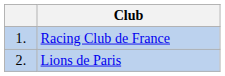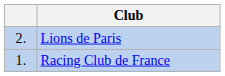rows swapped: (105, 37) <-> (81, 60)
